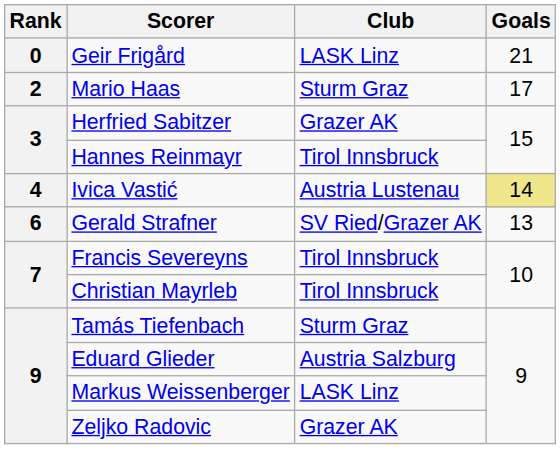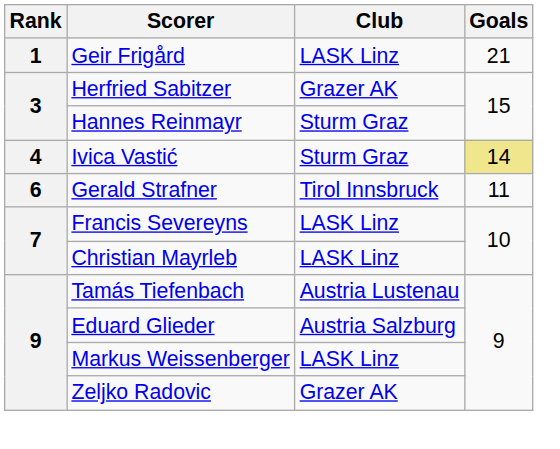(36, 55) 0 -> (36, 55) 1
- row: (126, 88)
(369, 156) Tirol Innsbruck -> (354, 122) Sturm Graz
(379, 190) Austria Lustenau -> (354, 156) Sturm Graz
(391, 223) SV Ried/Grazer AK -> (369, 190) Tirol Innsbruck
(521, 223) 13 -> (499, 190) 11
(369, 257) Tirol Innsbruck -> (349, 223) LASK Linz
(369, 291) Tirol Innsbruck -> (349, 257) LASK Linz
(354, 325) Sturm Graz -> (379, 291) Austria Lustenau
